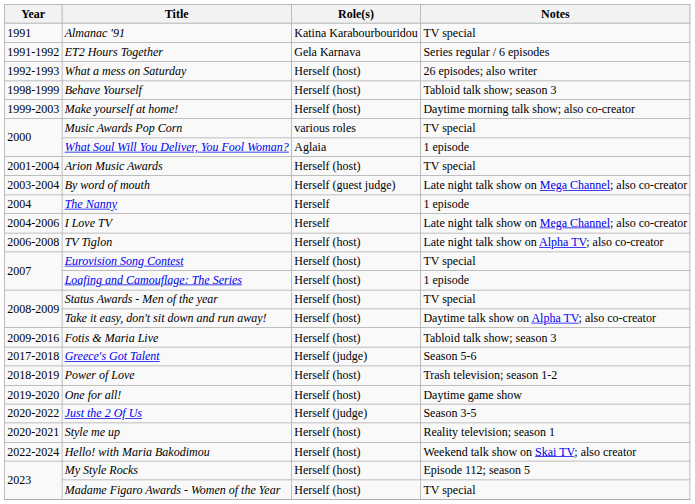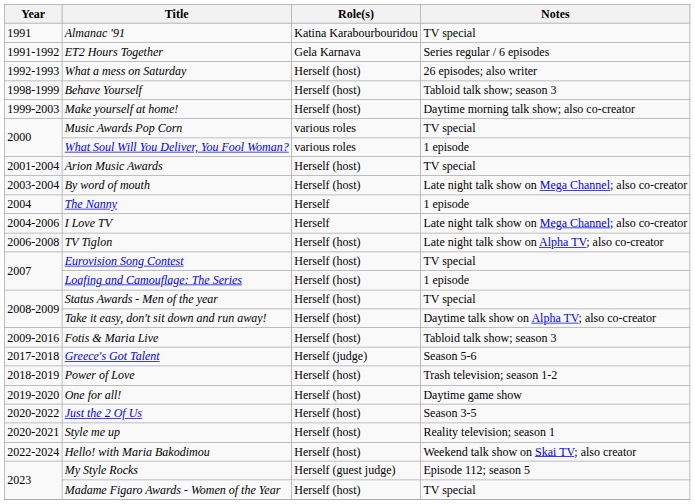(310, 147) Aglaia -> (325, 147) various roles
(345, 185) Herself (guest judge) -> (327, 185) Herself (host)
(331, 413) Herself (judge) -> (327, 413) Herself (host)
(327, 470) Herself (host) -> (345, 470) Herself (guest judge)
